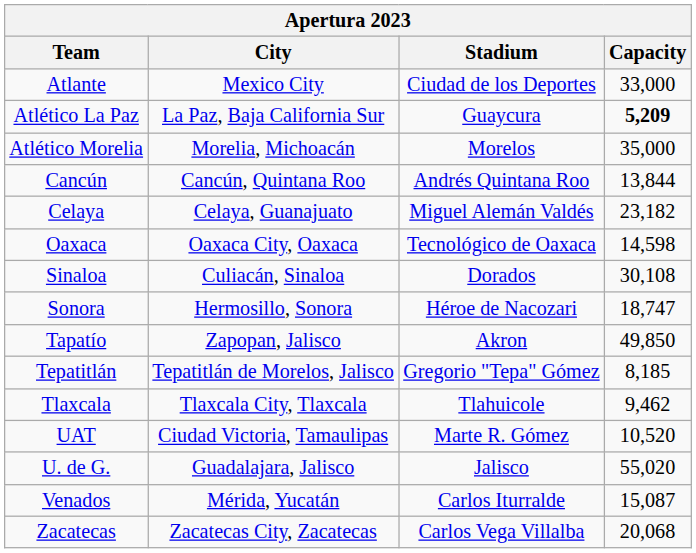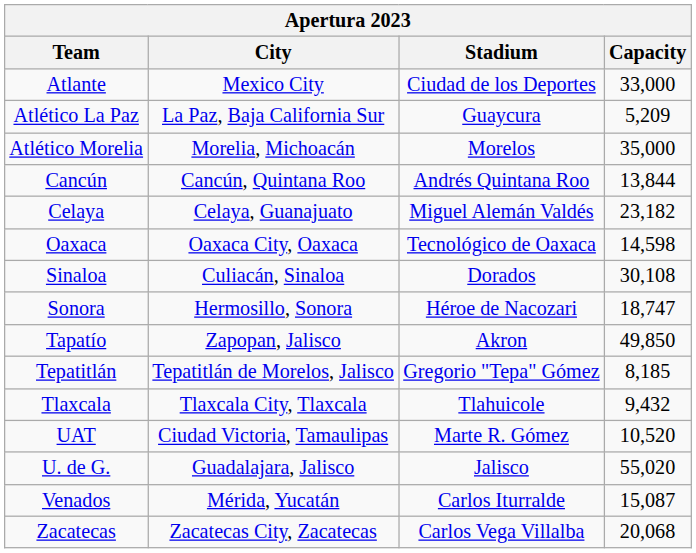(648, 116) bold -> (648, 116) normal
(648, 404) 9,462 -> (648, 404) 9,432
